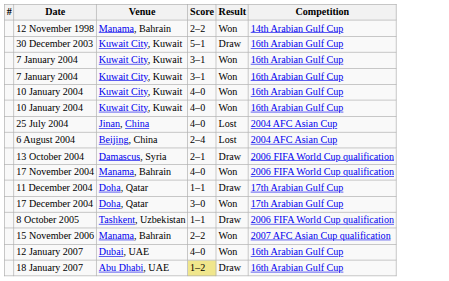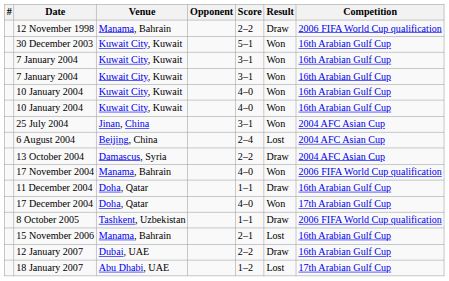+ column: (212, 12)
(228, 28) Won -> (278, 28) Draw
(297, 28) 14th Arabian Gulf Cup -> (370, 28) 2006 FIFA World Cup qualification
(230, 44) Draw -> (276, 44) Won
(198, 124) 4–0 -> (245, 124) 3–1
(228, 124) Lost -> (276, 124) Won
(198, 156) 2–1 -> (245, 156) 2–2
(322, 156) 2006 FIFA World Cup qualification -> (342, 156) 2004 AFC Asian Cup
(297, 188) 17th Arabian Gulf Cup -> (345, 188) 16th Arabian Gulf Cup
(198, 204) 3–0 -> (245, 204) 4–0
(198, 236) 2–2 -> (245, 236) 2–1
(228, 236) Won -> (275, 236) Lost
(321, 236) 2007 AFC Asian Cup qualification -> (345, 236) 16th Arabian Gulf Cup
(198, 252) 4–0 -> (245, 252) 2–2
(228, 252) Won -> (278, 252) Draw
(198, 268) khaki background -> (245, 268) no background
(230, 268) Draw -> (275, 268) Lost
(297, 268) 16th Arabian Gulf Cup -> (345, 268) 17th Arabian Gulf Cup
